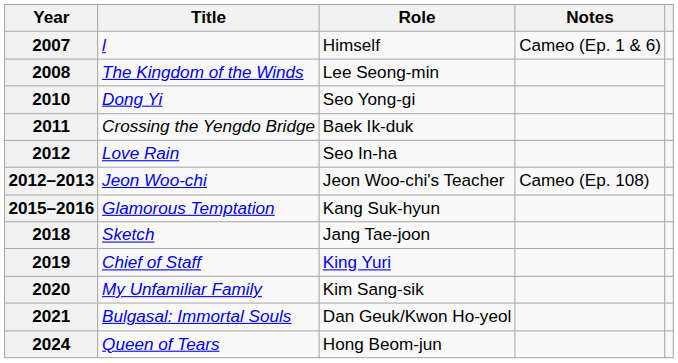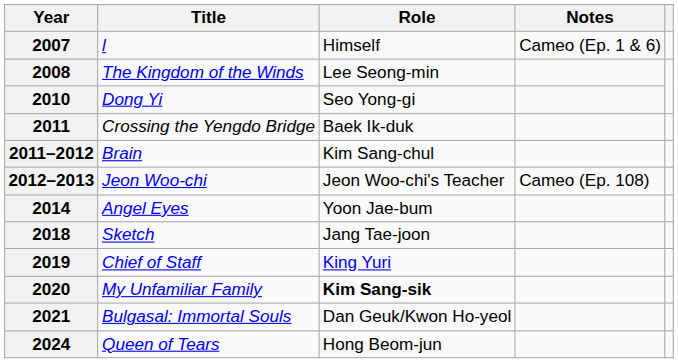+ row: (51, 153)
- row: (51, 153)
+ row: (51, 208)
- row: (51, 208)
(373, 289) normal -> (377, 289) bold
